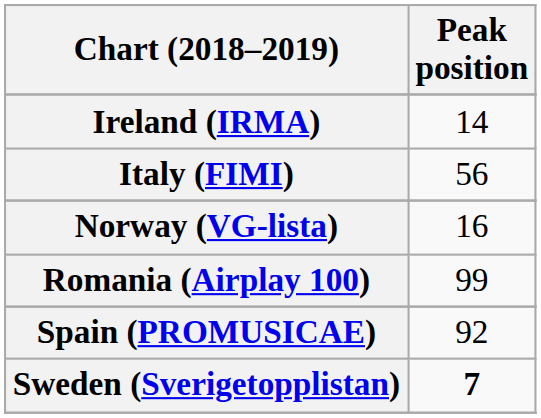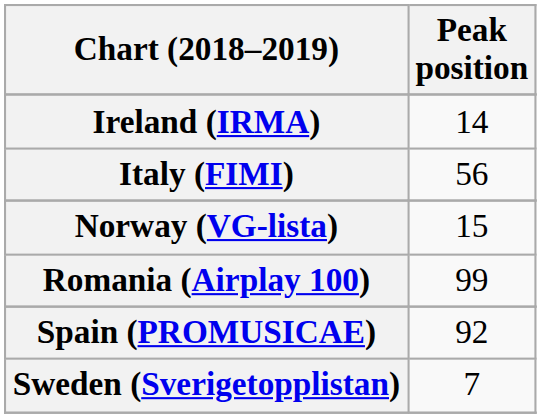(472, 226) 16 -> (472, 226) 15
(472, 385) bold -> (472, 385) normal
